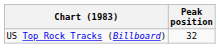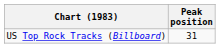(192, 36) 32 -> (192, 36) 31
